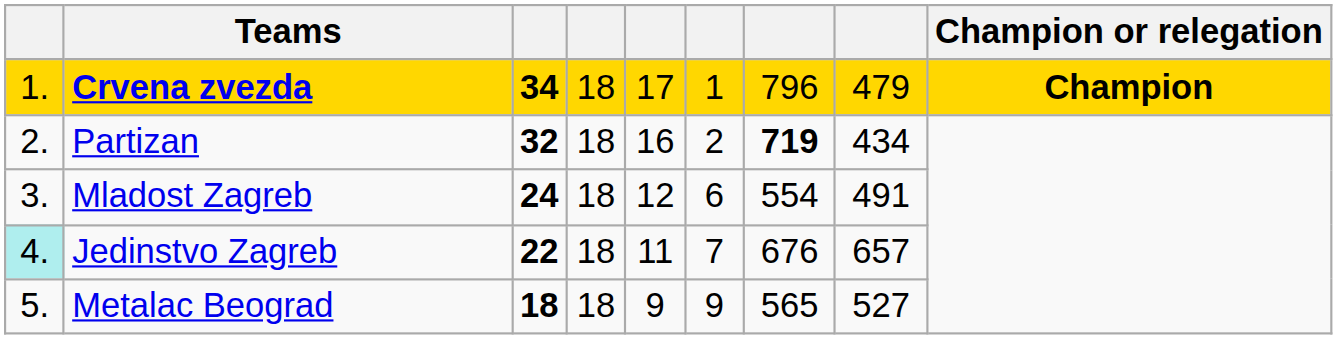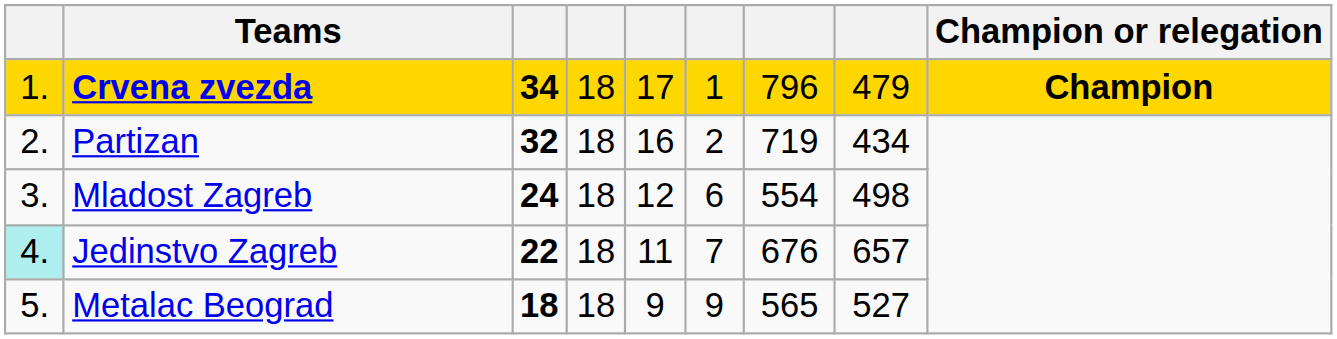(790, 141) bold -> (790, 141) normal
(881, 196) 491 -> (881, 196) 498
